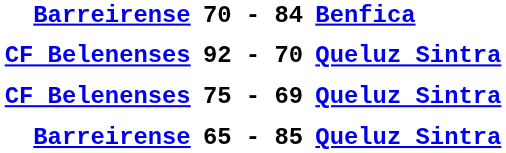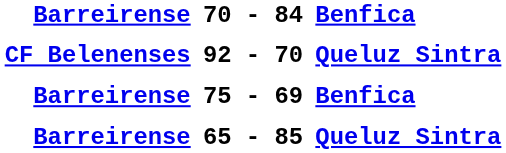(98, 97) CF Belenenses -> (112, 97) Barreirense
(408, 97) Queluz Sintra -> (365, 97) Benfica
